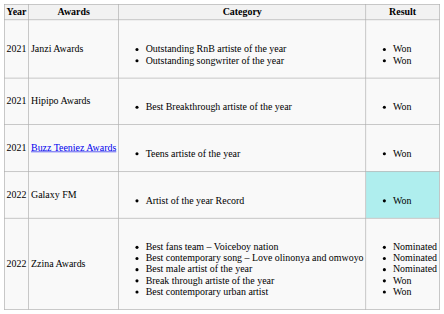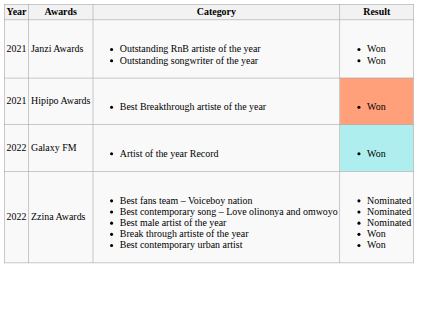(403, 107) no background -> (377, 107) lightsalmon background
- row: (74, 148)
